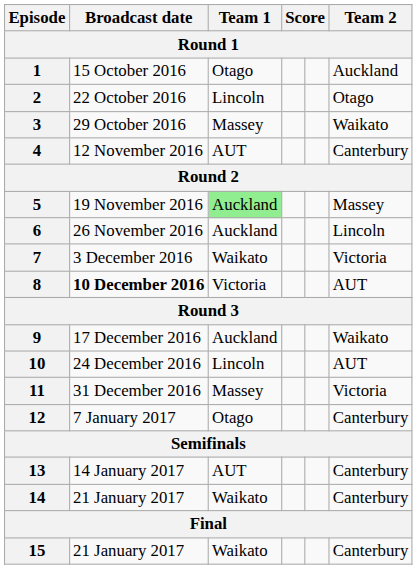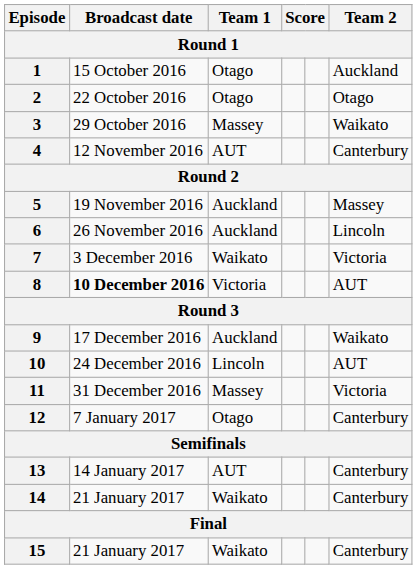(238, 97) Lincoln -> (233, 97) Otago
(245, 204) lightgreen background -> (245, 204) no background
